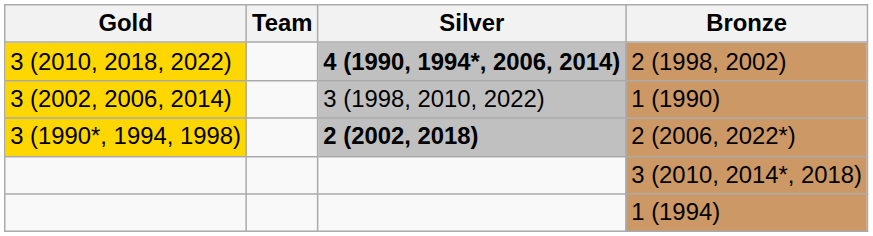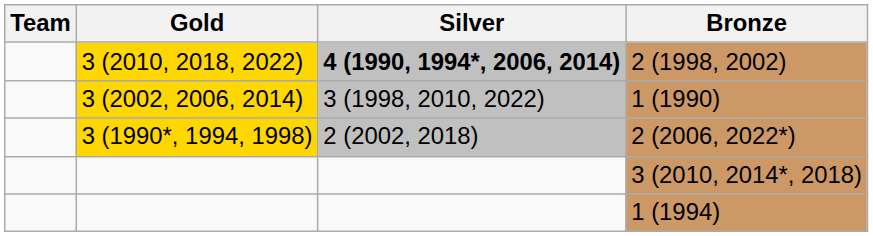columns swapped: (282, 23) <-> (126, 23)
(401, 136) bold -> (401, 136) normal
